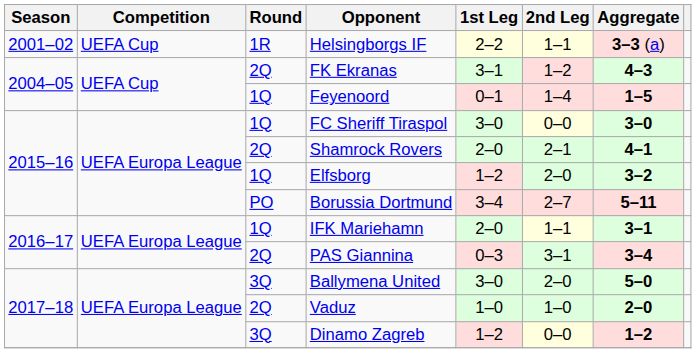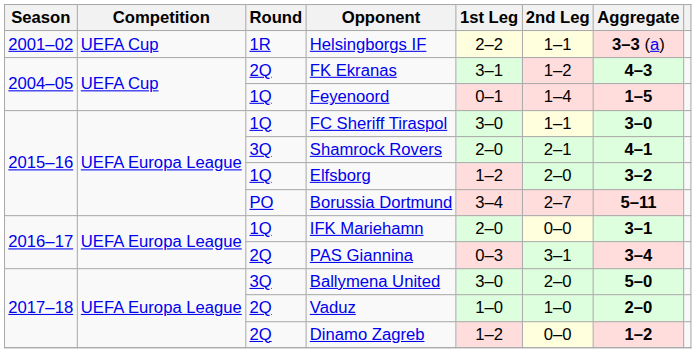(558, 123) 0–0 -> (558, 123) 1–1
(261, 149) 2Q -> (261, 149) 3Q
(558, 228) 1–1 -> (558, 228) 0–0
(261, 334) 3Q -> (261, 334) 2Q
